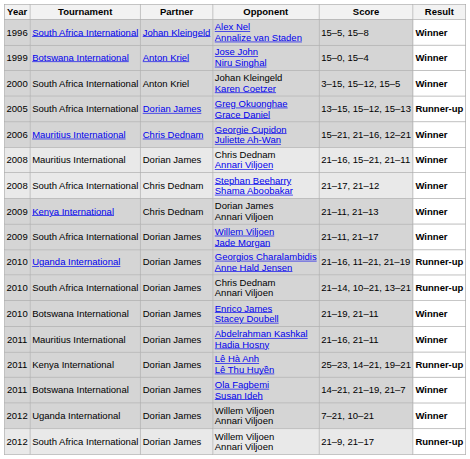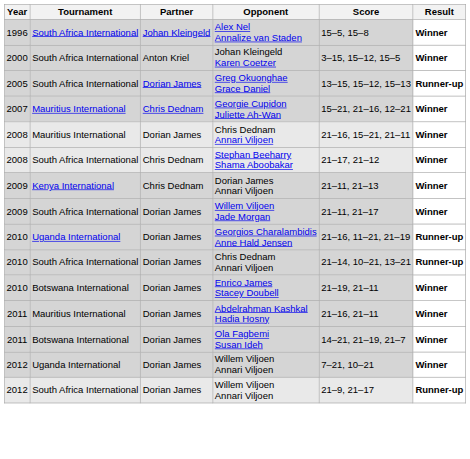- row: (80, 58)
(17, 135) 2006 -> (17, 109) 2007
- row: (73, 365)
